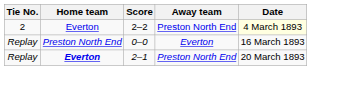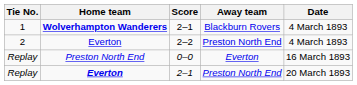+ row: (22, 27)
(273, 27) lightyellow background -> (318, 42) no background
